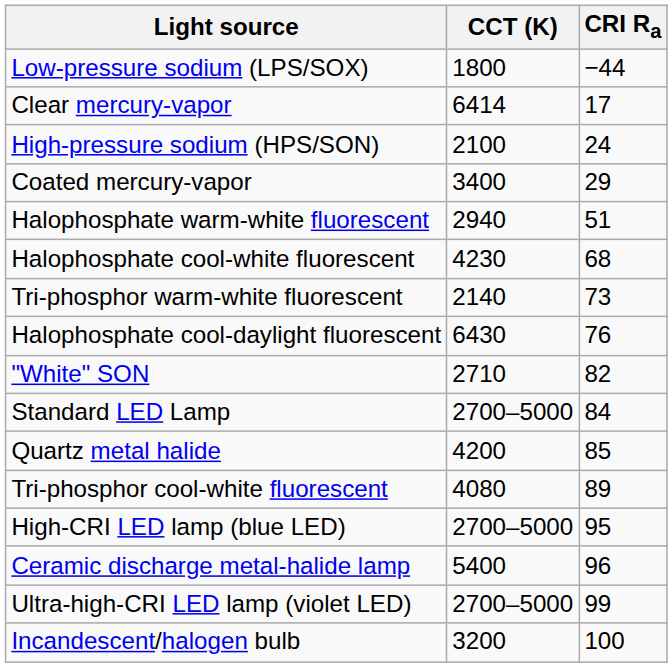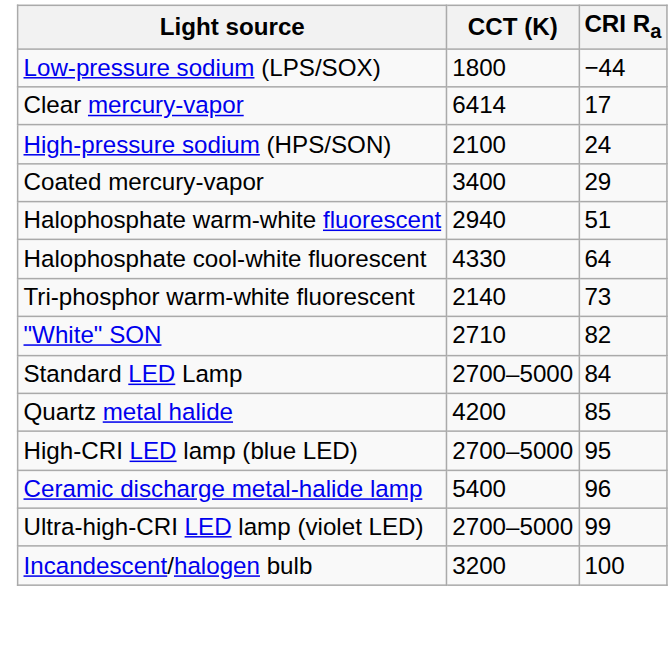(479, 258) 4230 -> (479, 258) 4330
(598, 258) 68 -> (598, 258) 64
- row: (226, 335)
- row: (200, 488)
